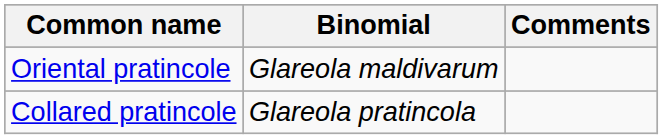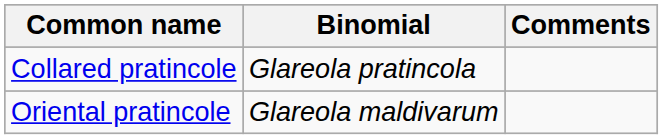rows swapped: (124, 111) <-> (121, 68)
